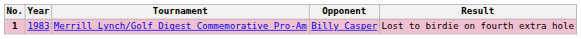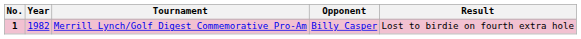(38, 27) 1983 -> (38, 27) 1982
